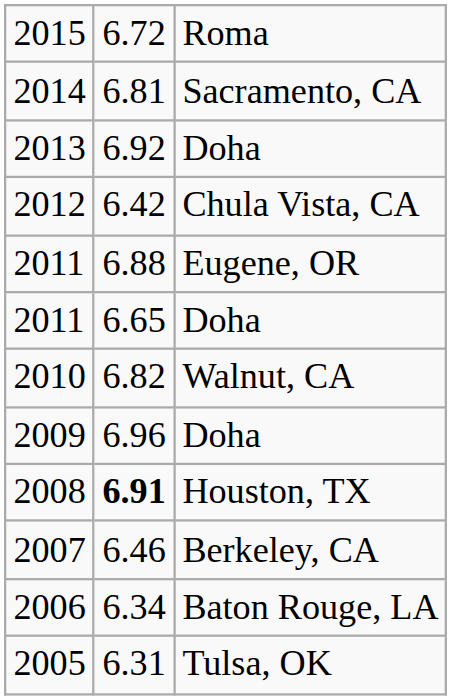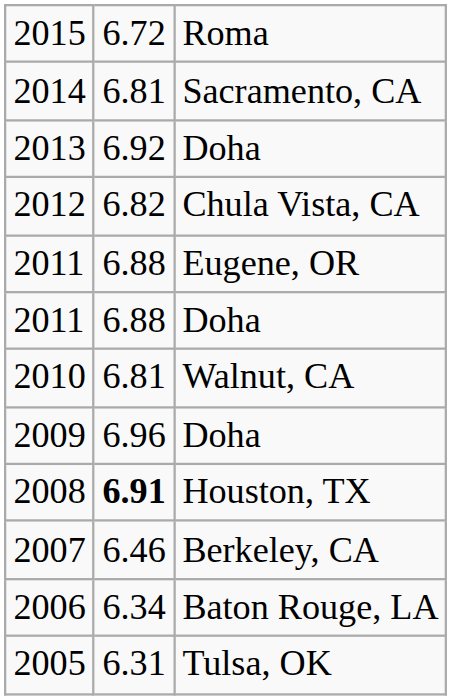(134, 205) 6.42 -> (134, 205) 6.82
(134, 319) 6.65 -> (134, 319) 6.88
(134, 377) 6.82 -> (134, 377) 6.81
